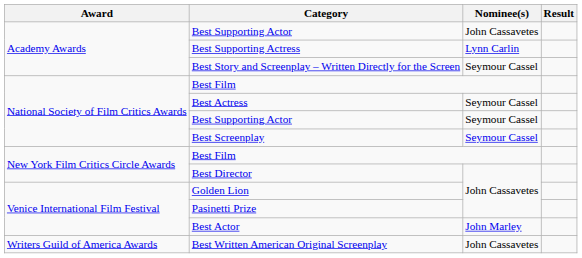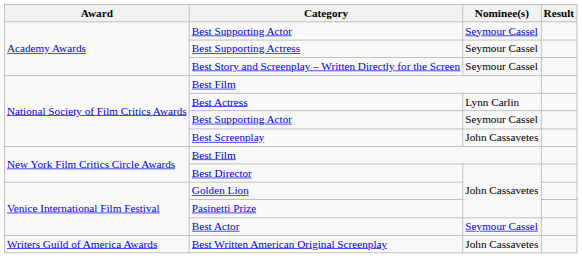(502, 31) John Cassavetes -> (502, 31) Seymour Cassel
(492, 48) Lynn Carlin -> (502, 48) Seymour Cassel
(502, 102) Seymour Cassel -> (492, 102) Lynn Carlin
(502, 137) Seymour Cassel -> (502, 137) John Cassavetes
(493, 226) John Marley -> (502, 226) Seymour Cassel
